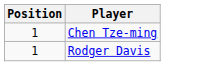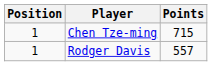+ column: (183, 14)
